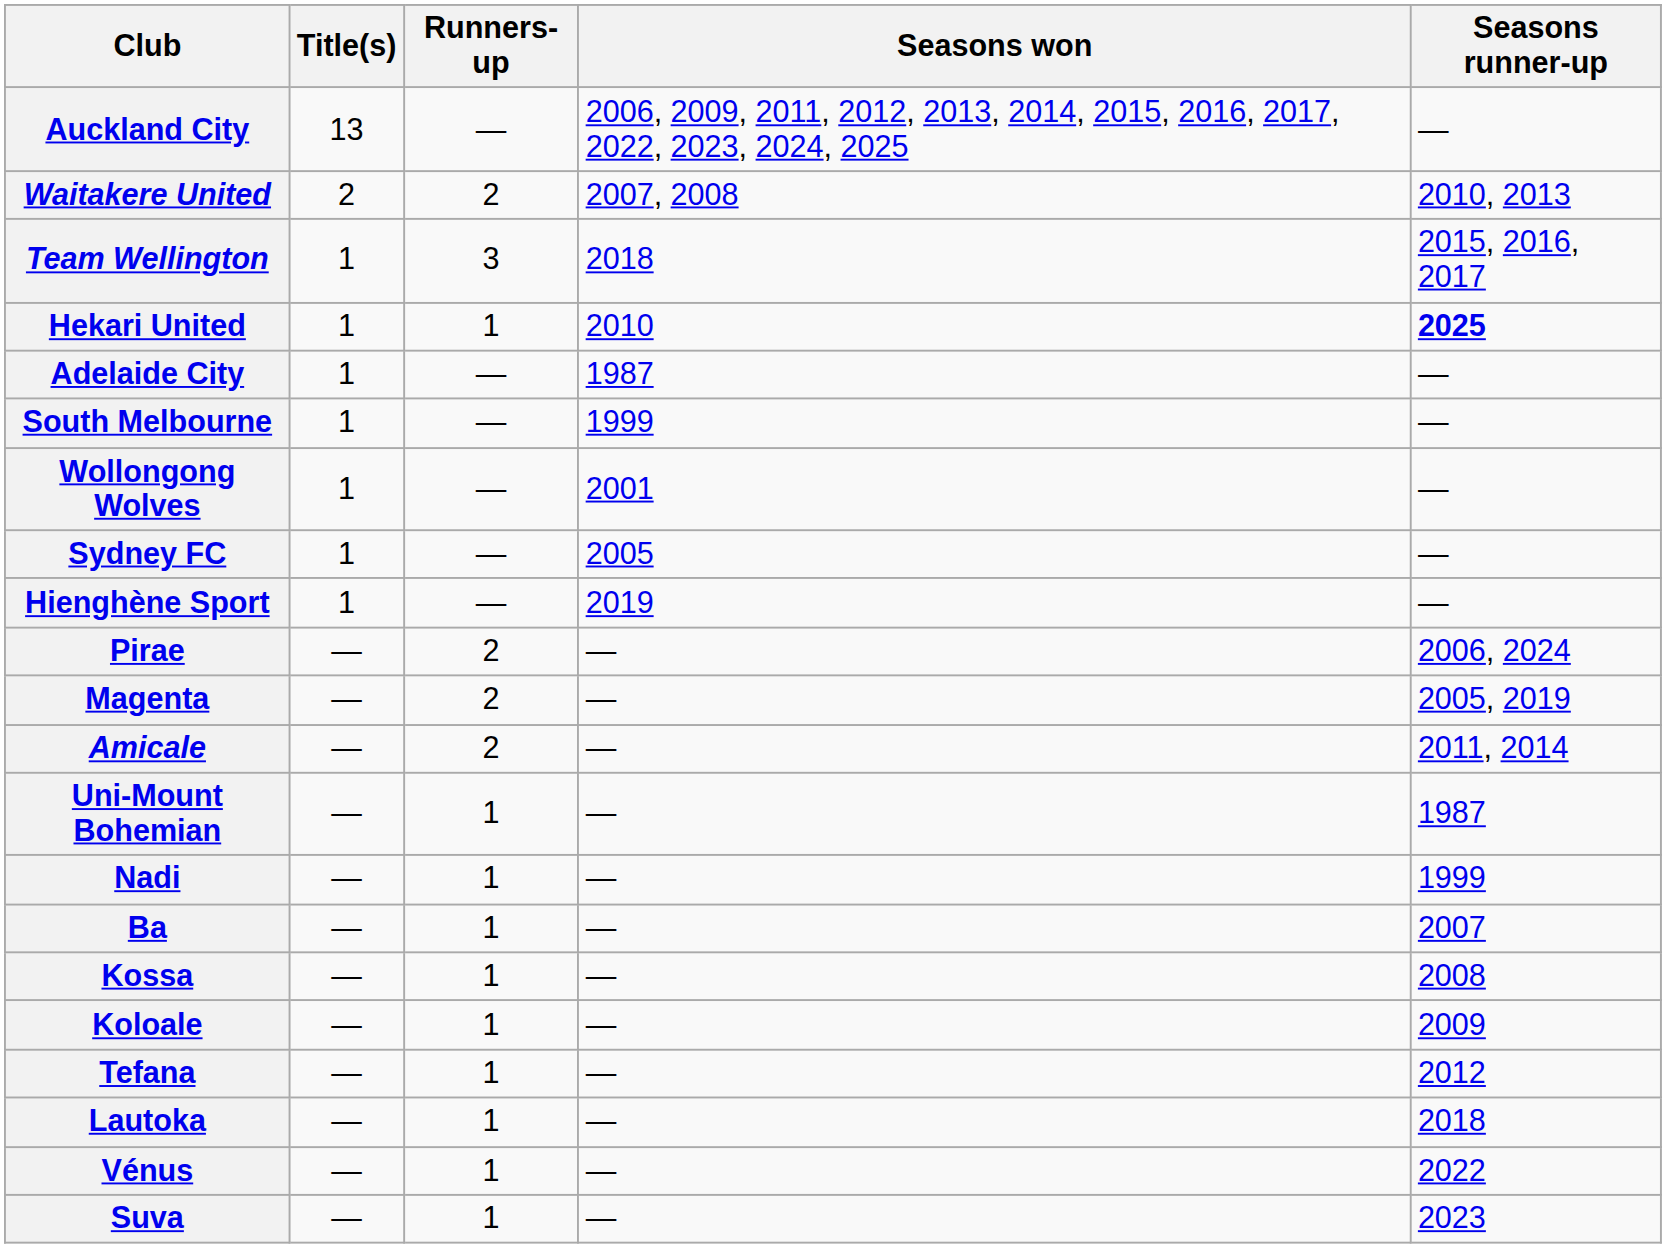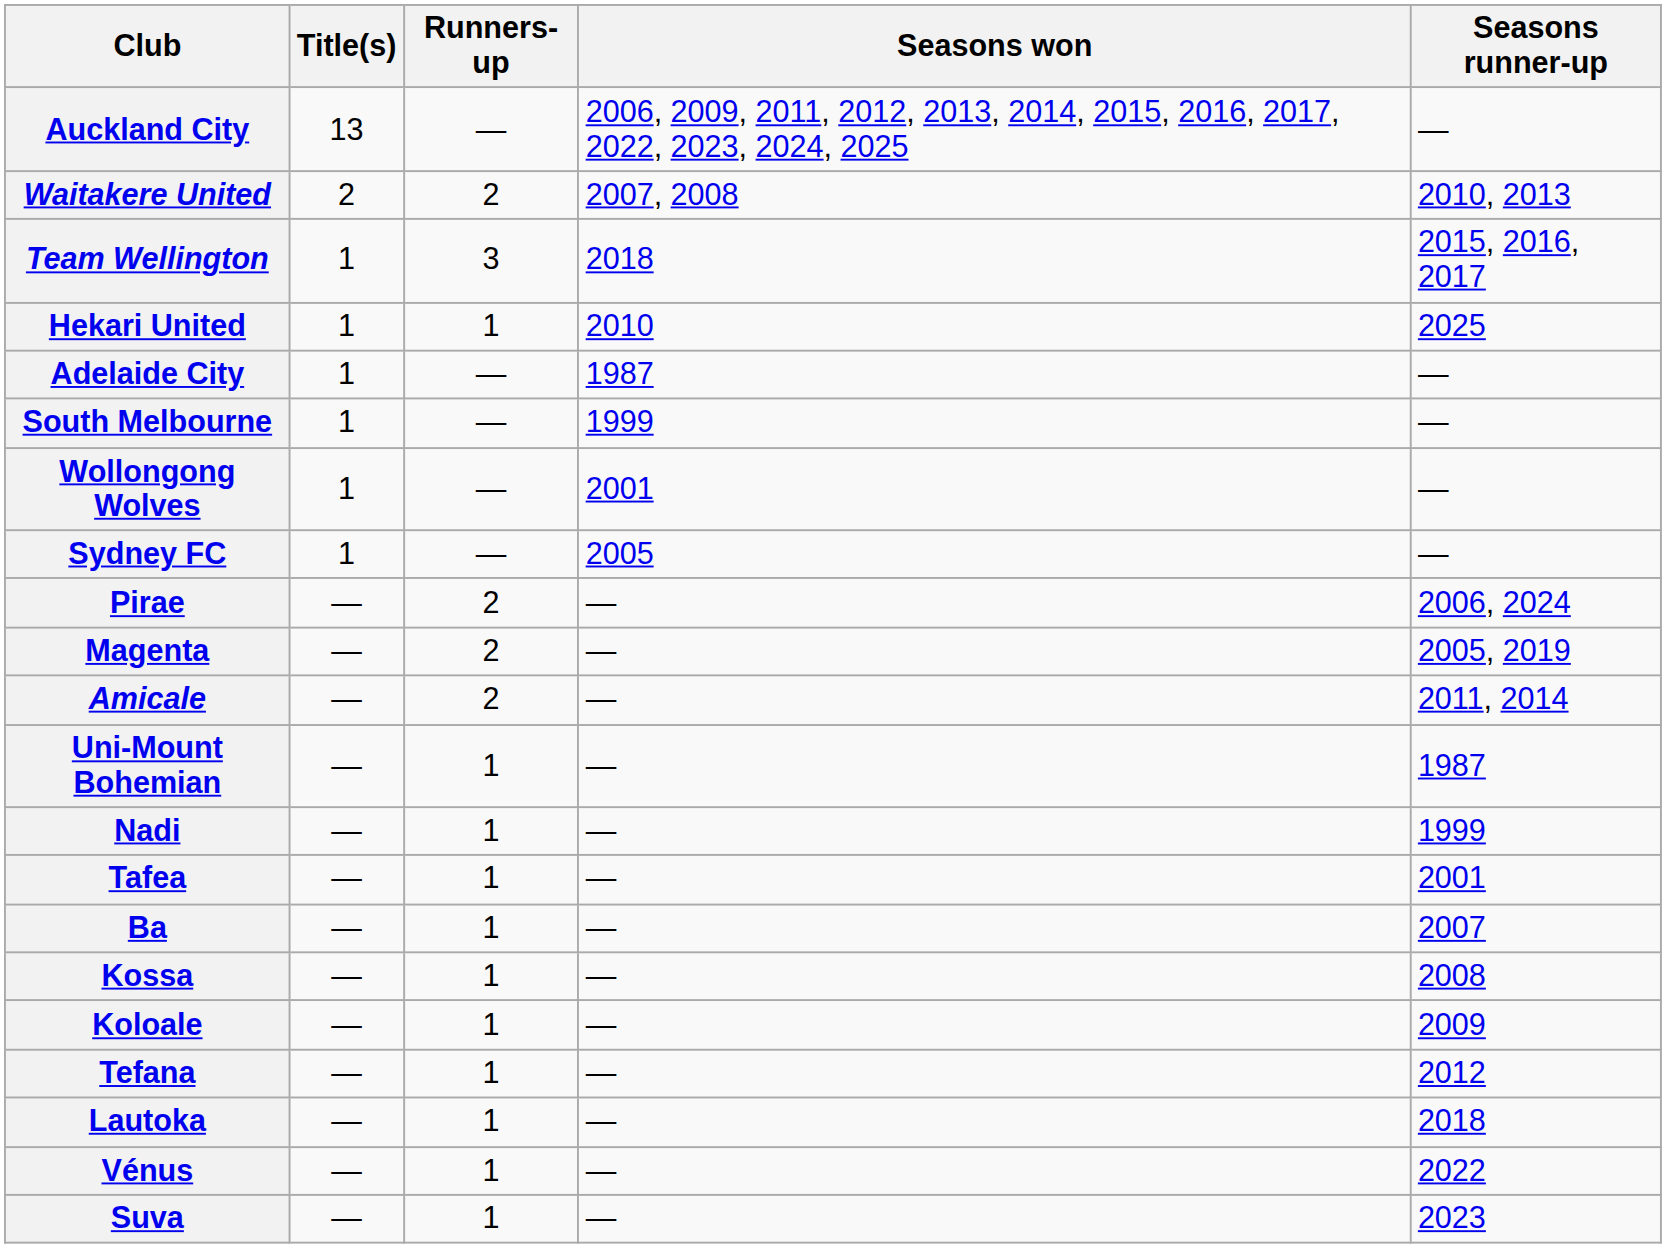(1452, 325) bold -> (1452, 325) normal
- row: (147, 602)
+ row: (147, 879)
